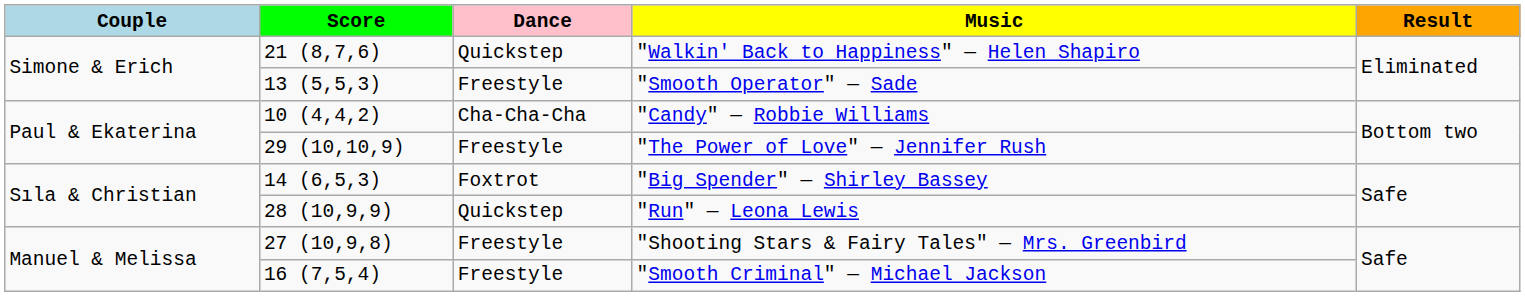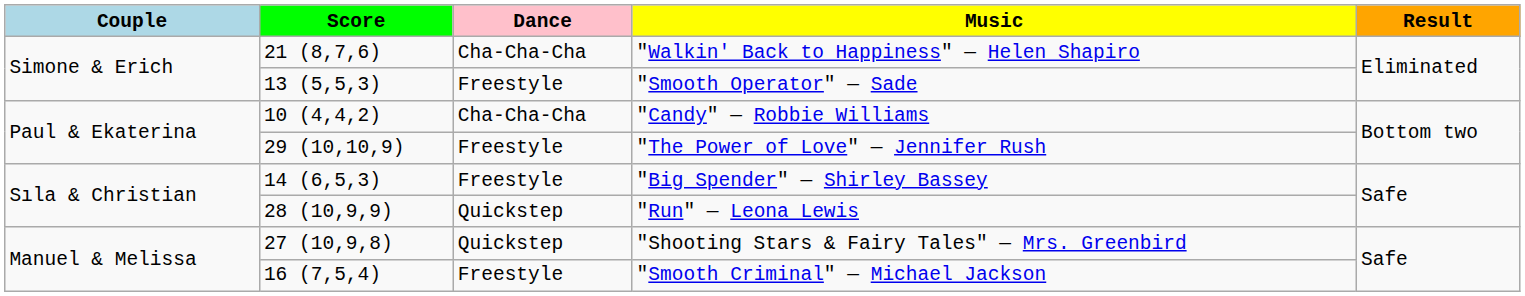(511, 52) Quickstep -> (522, 52) Cha-Cha-Cha
(499, 180) Foxtrot -> (511, 180) Freestyle
(511, 243) Freestyle -> (511, 243) Quickstep
